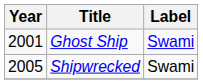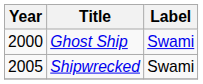(26, 41) 2001 -> (26, 41) 2000
